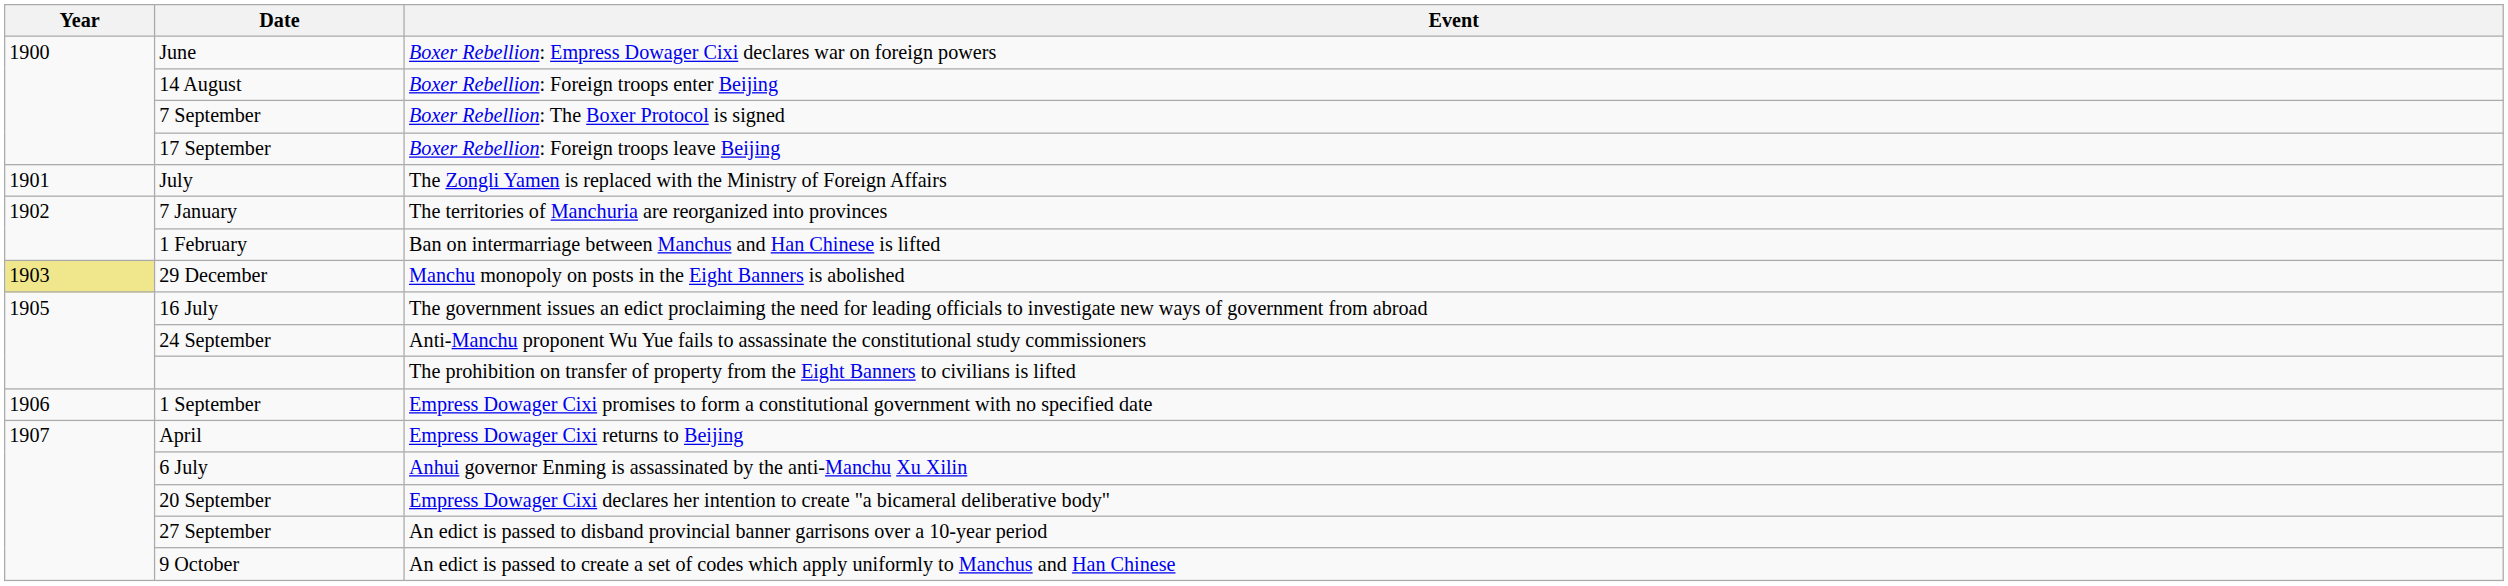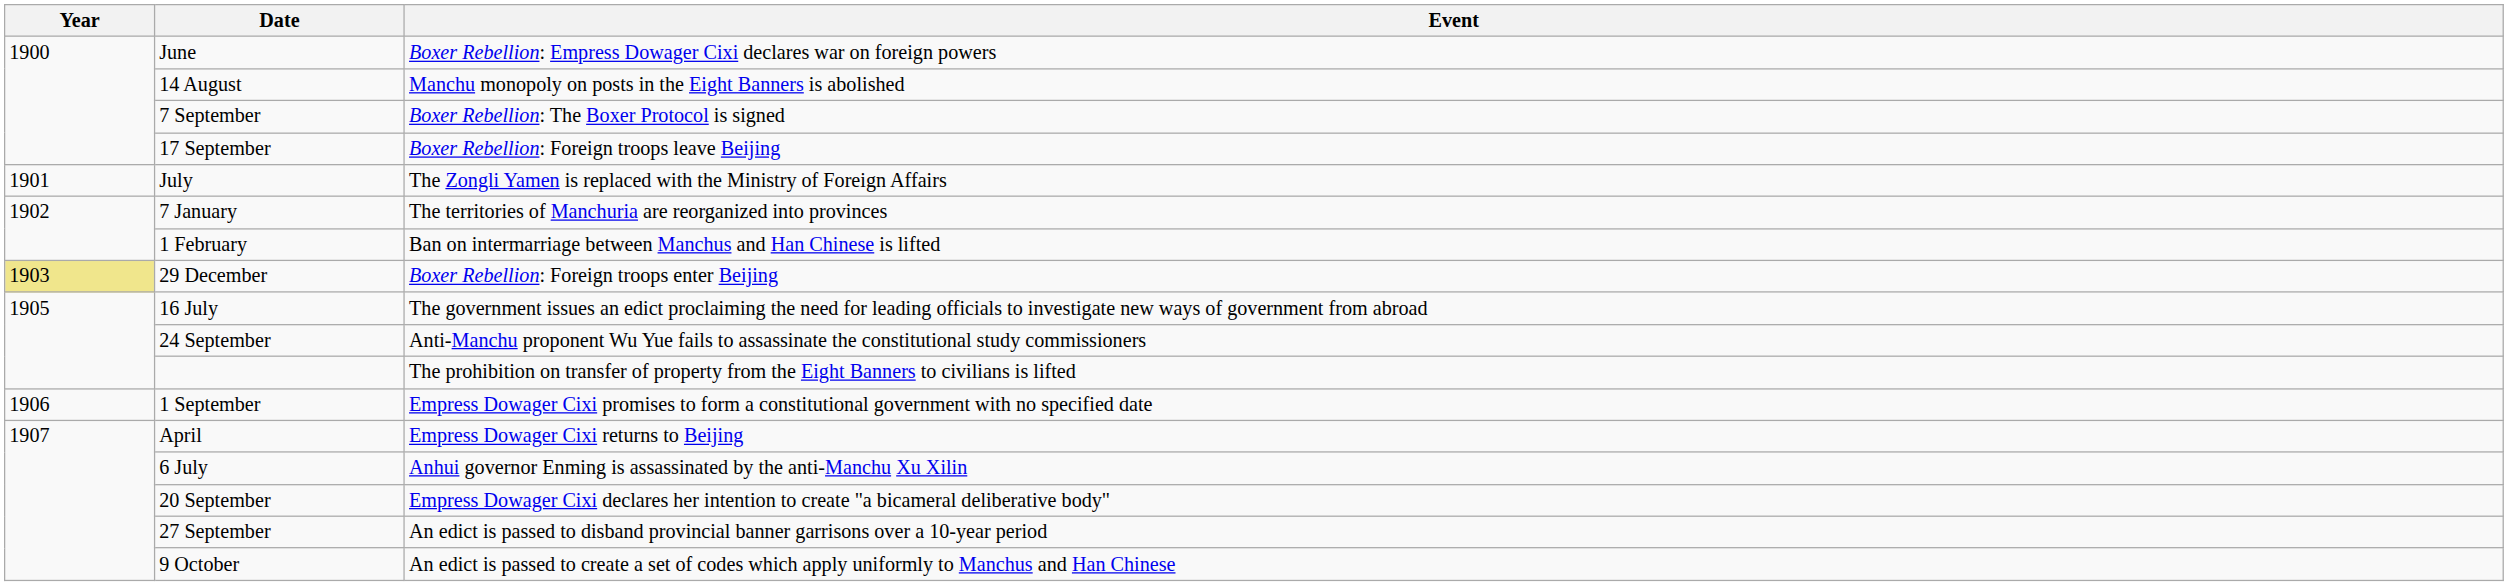(594, 84) Boxer Rebellion: Foreign troops enter Beijing -> (657, 84) Manchu monopoly on posts in the Eight Banners is abolished
(657, 276) Manchu monopoly on posts in the Eight Banners is abolished -> (594, 276) Boxer Rebellion: Foreign troops enter Beijing
